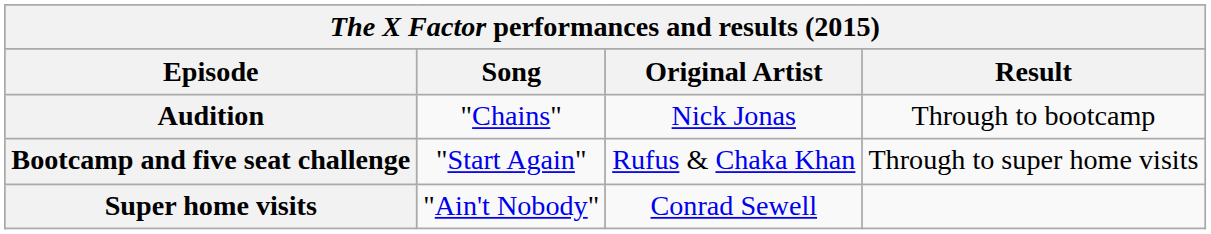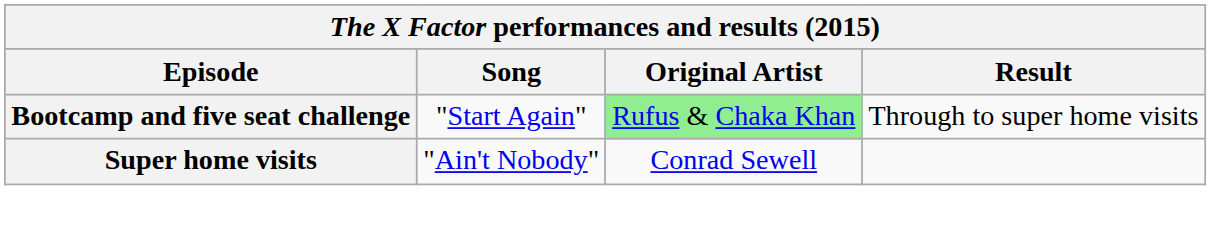- row: (211, 116)
(734, 160) no background -> (734, 116) lightgreen background
